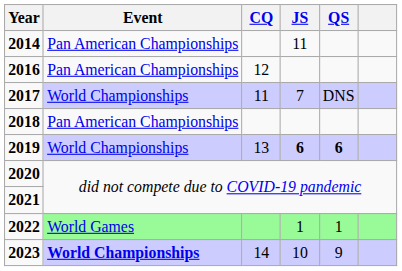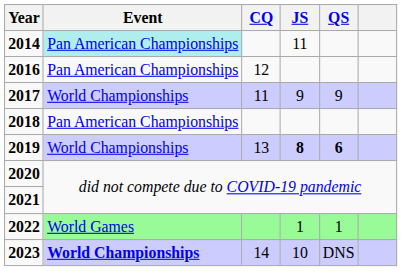(143, 43) no background -> (143, 43) paleturquoise background
(300, 95) 7 -> (300, 95) 9
(339, 95) DNS -> (339, 95) 9
(300, 148) 6 -> (300, 148) 8
(339, 252) 9 -> (339, 252) DNS
